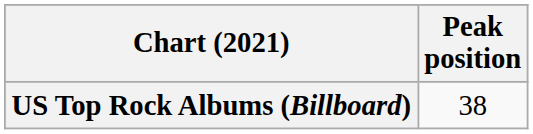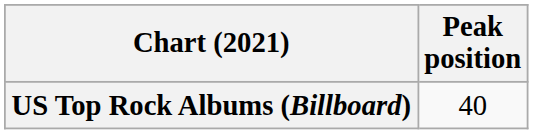(473, 104) 38 -> (473, 104) 40
